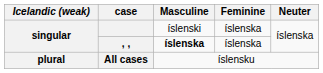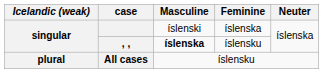(243, 44) íslenska -> (243, 44) íslensku
